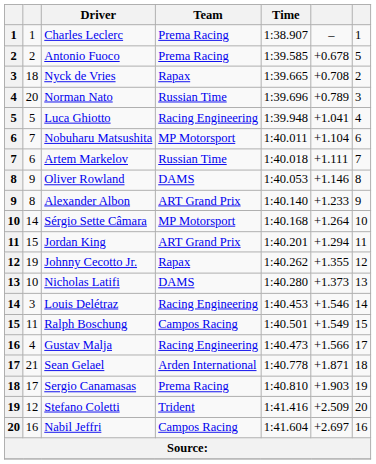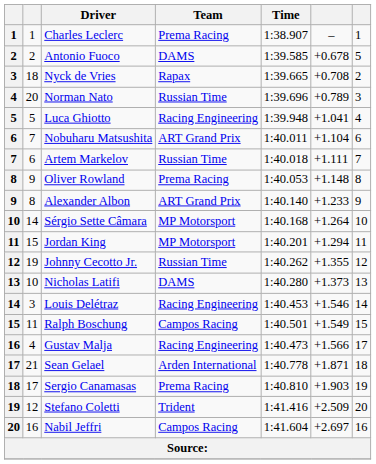(193, 55) Prema Racing -> (176, 55) DAMS
(197, 138) MP Motorsport -> (199, 138) ART Grand Prix
(176, 179) DAMS -> (193, 179) Prema Racing
(331, 179) +1.146 -> (331, 179) +1.148
(199, 241) ART Grand Prix -> (197, 241) MP Motorsport
(174, 262) Rapax -> (192, 262) Russian Time
